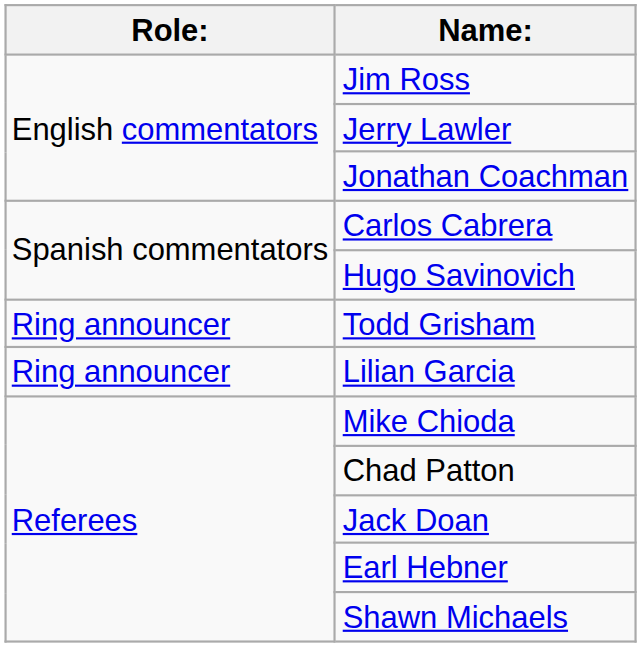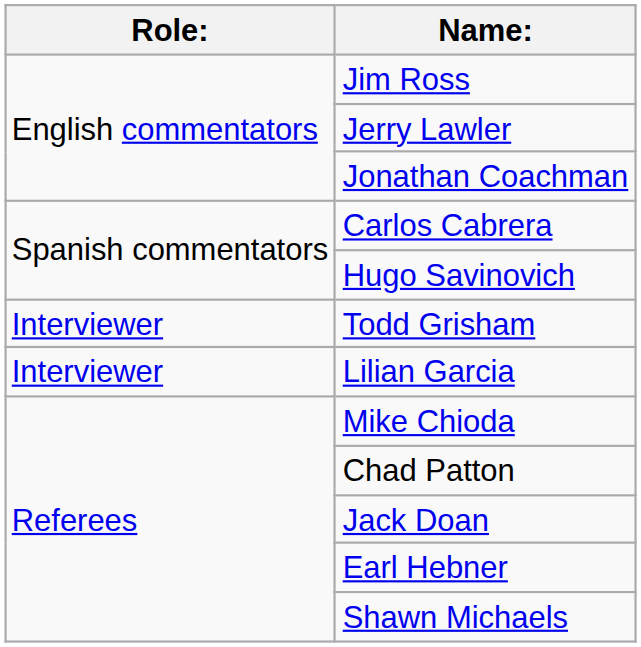(121, 323) Ring announcer -> (87, 323) Interviewer
(121, 372) Ring announcer -> (87, 372) Interviewer
